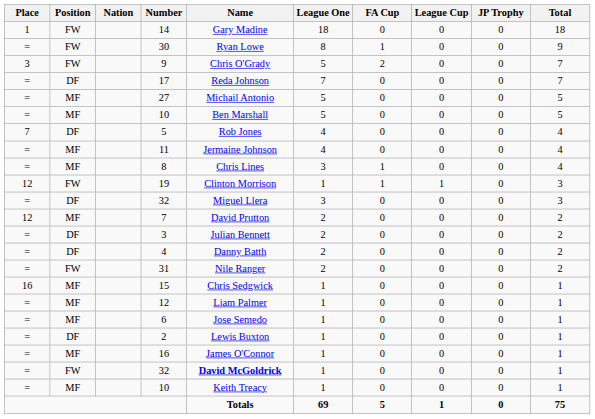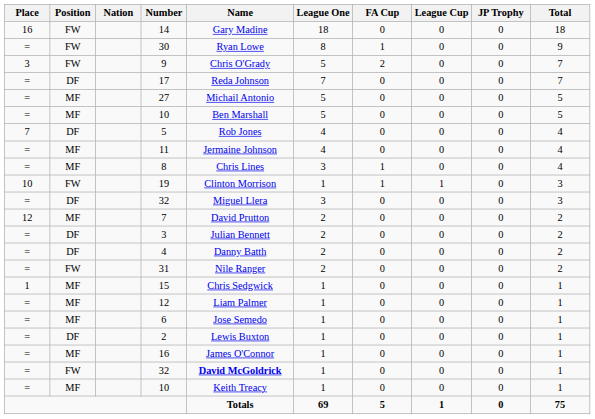(27, 30) 1 -> (27, 30) 16
(27, 183) 12 -> (27, 183) 10
(27, 285) 16 -> (27, 285) 1
